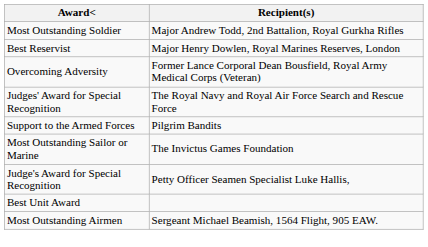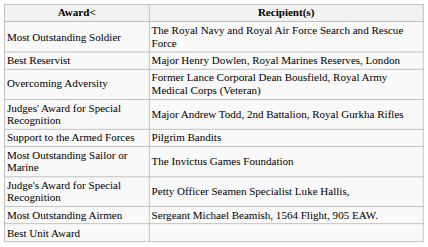(278, 30) Major Andrew Todd, 2nd Battalion, Royal Gurkha Rifles -> (277, 36) The Royal Navy and Royal Air Force Search and Rescue Force
(277, 101) The Royal Navy and Royal Air Force Search and Rescue Force -> (278, 114) Major Andrew Todd, 2nd Battalion, Royal Gurkha Rifles
rows swapped: (65, 220) <-> (43, 203)
